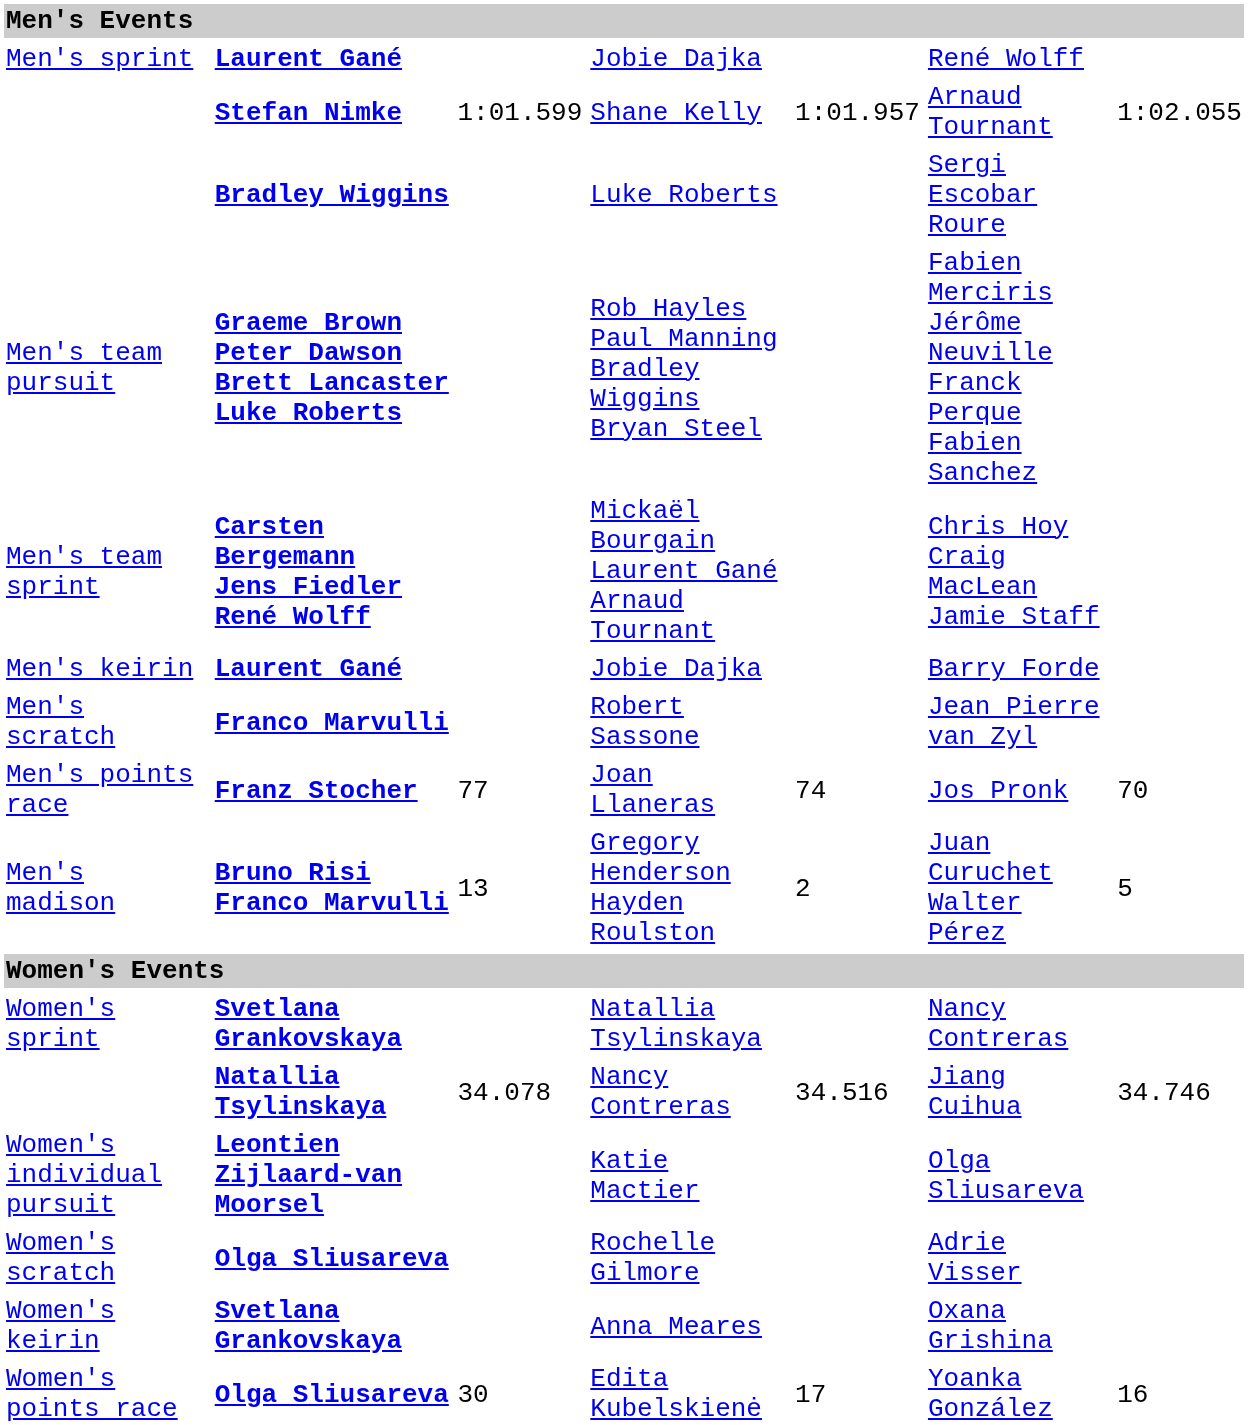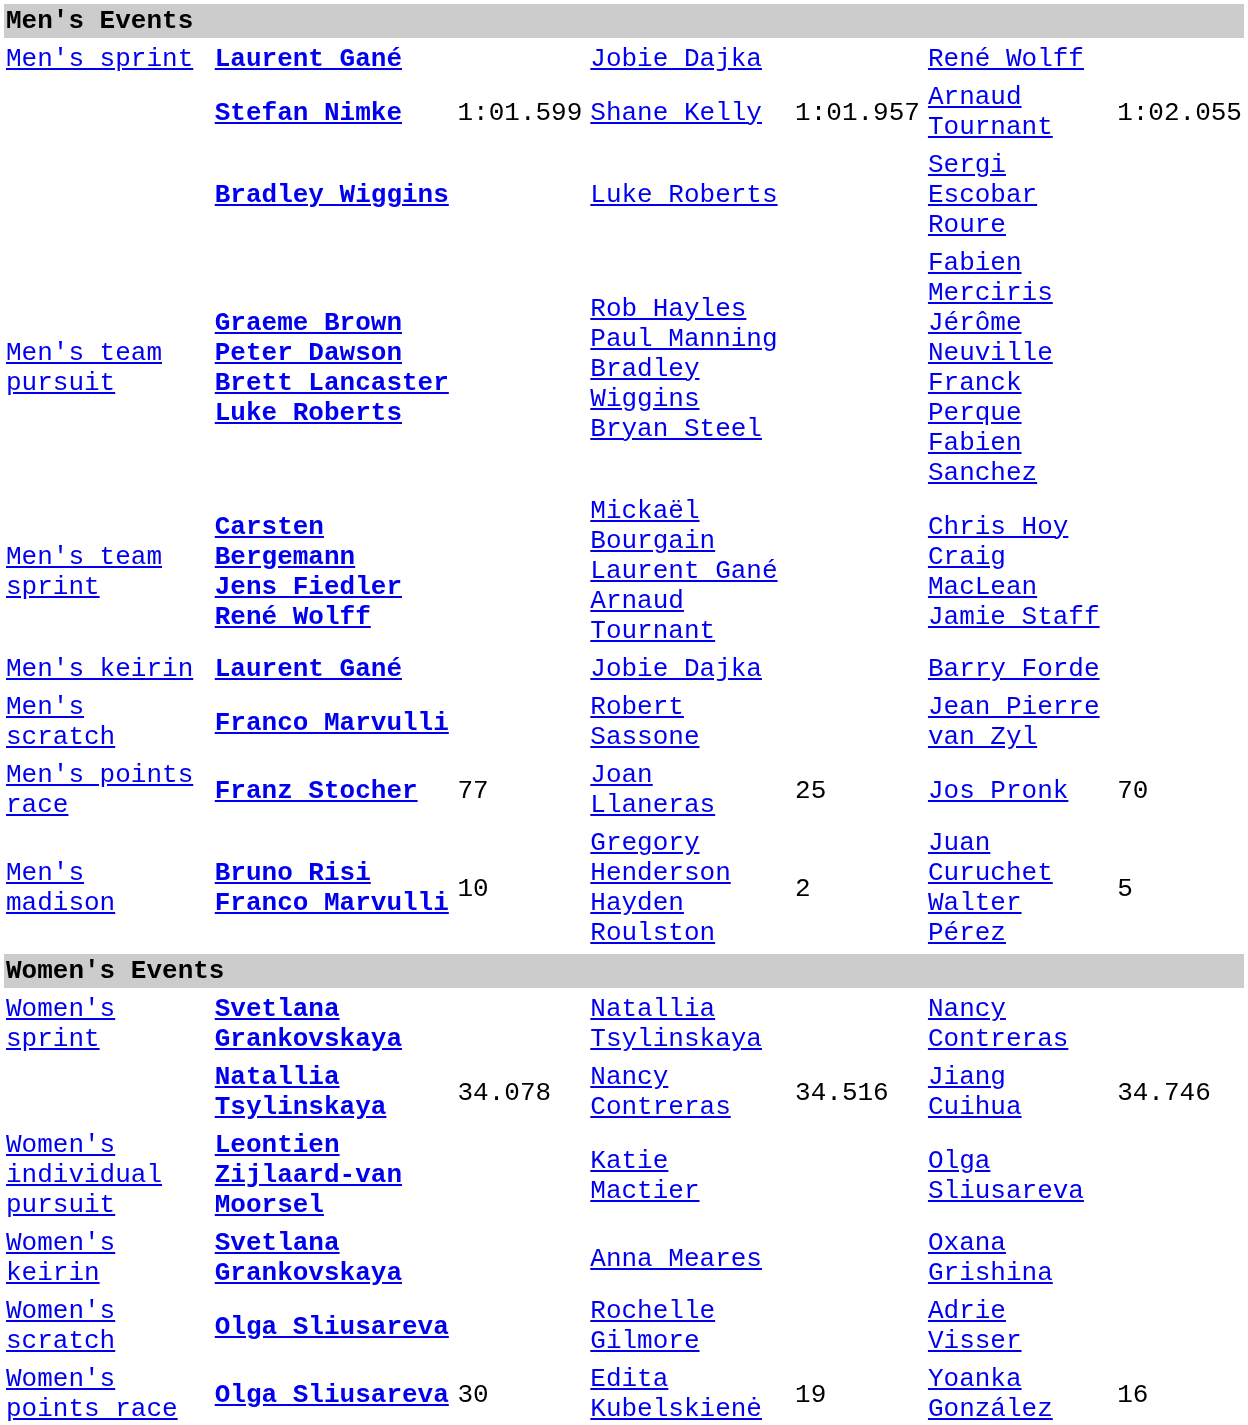(811, 790) 74 -> (811, 790) 25
(473, 888) 13 -> (473, 888) 10
rows swapped: (61, 1326) <-> (61, 1258)
(811, 1394) 17 -> (811, 1394) 19
